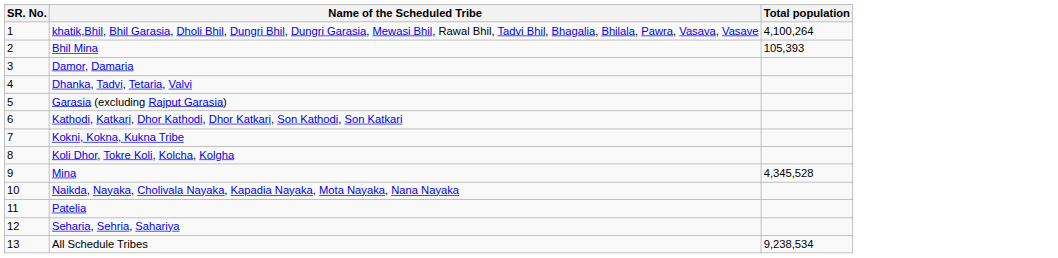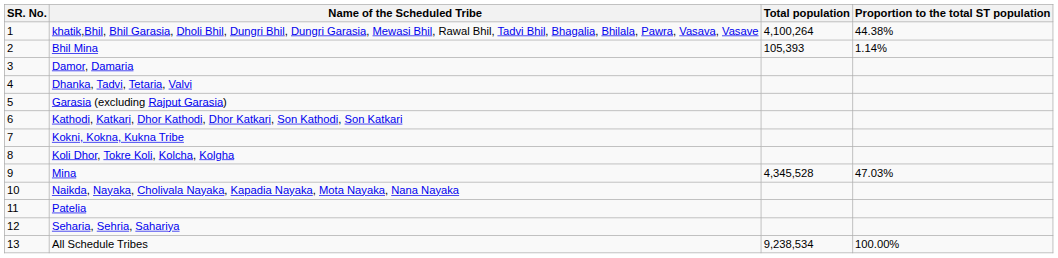+ column: (953, 13)
